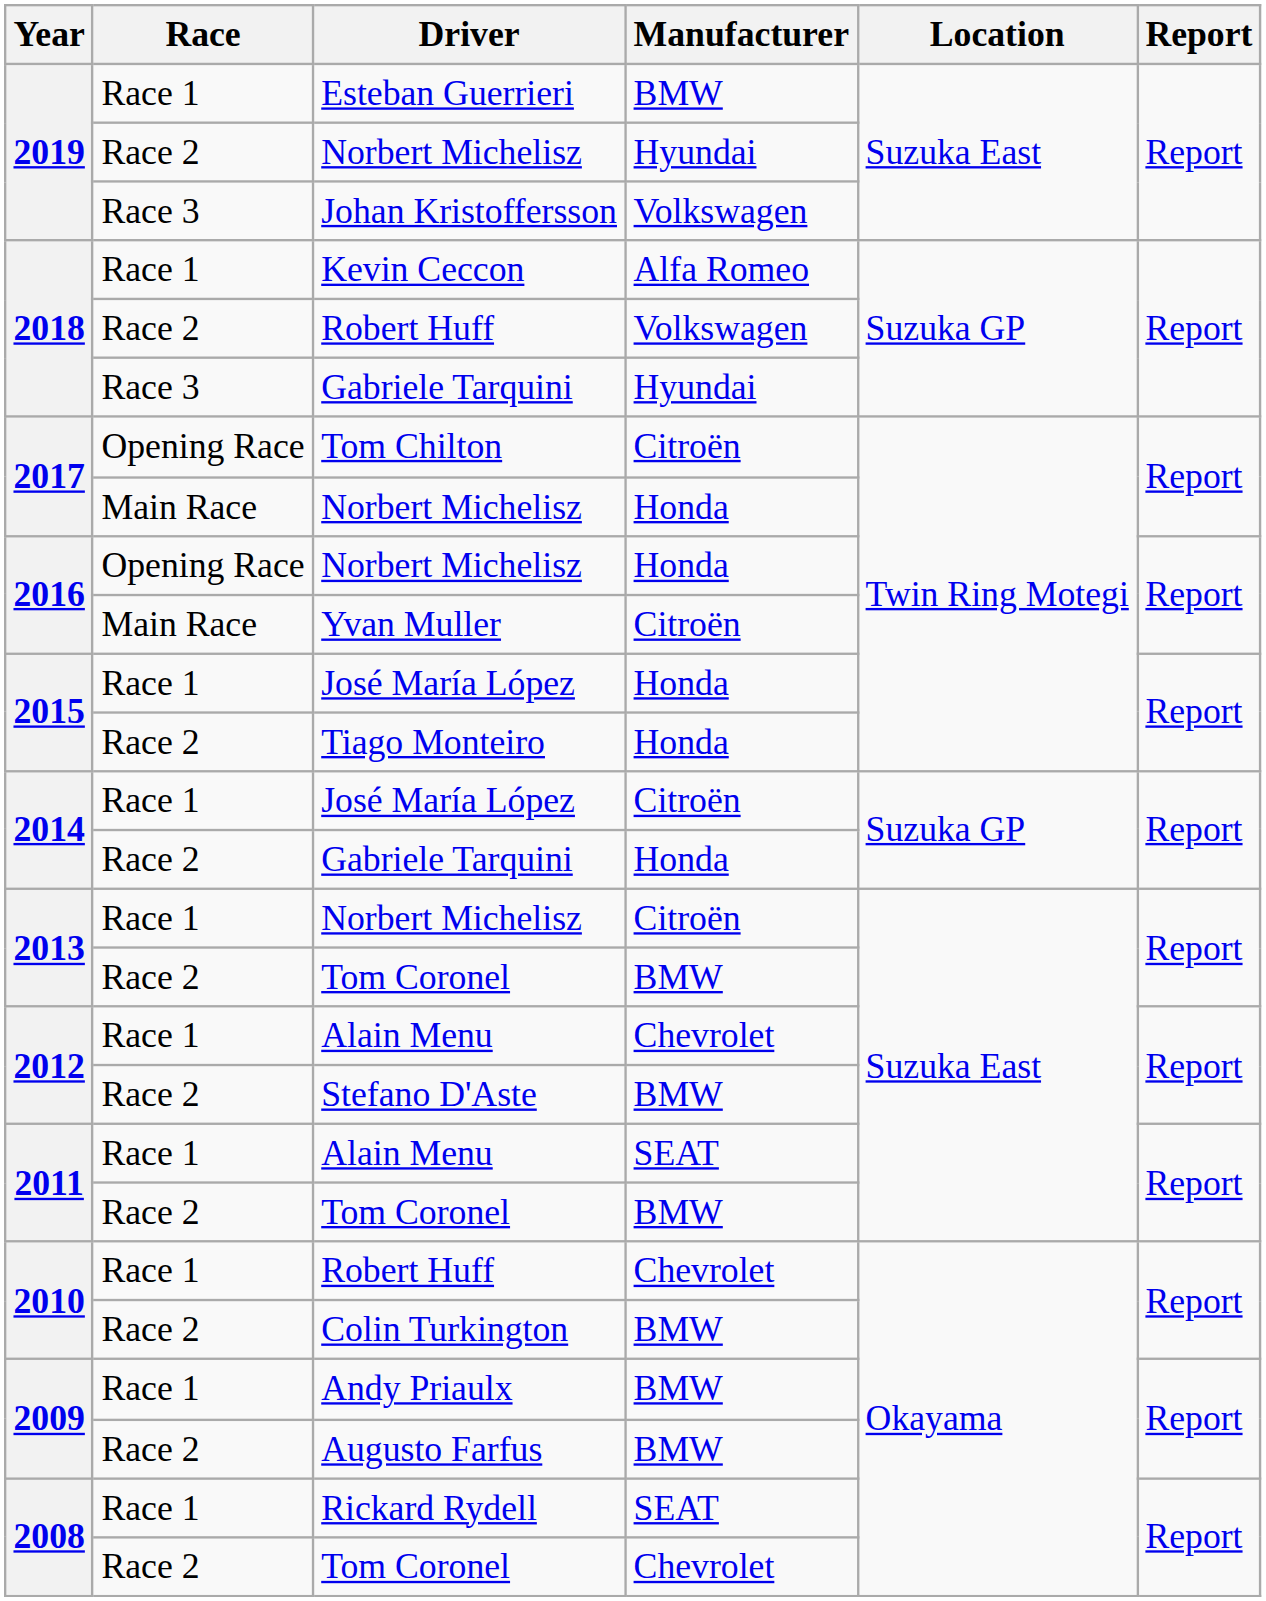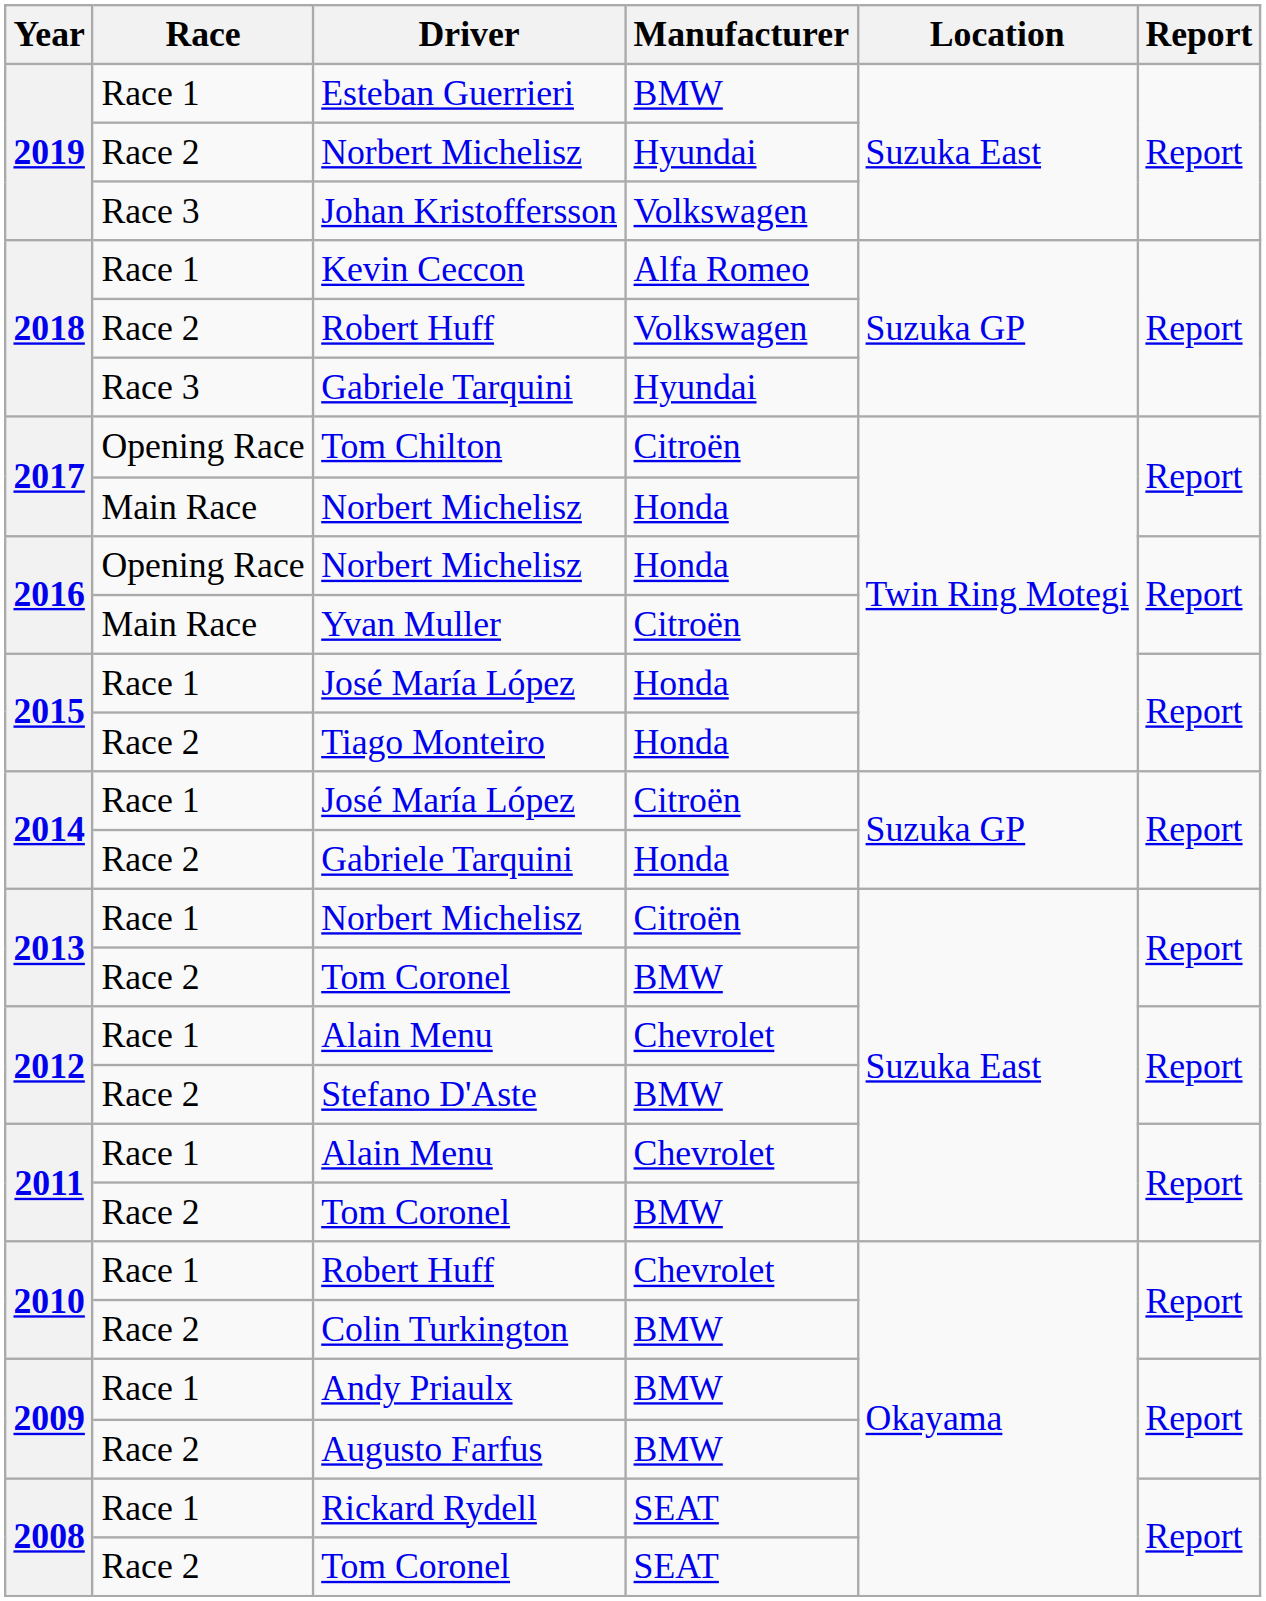(676, 1153) SEAT -> (704, 1153) Chevrolet
(704, 1565) Chevrolet -> (676, 1565) SEAT
